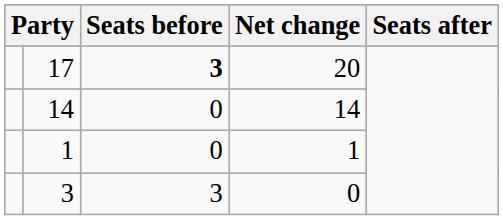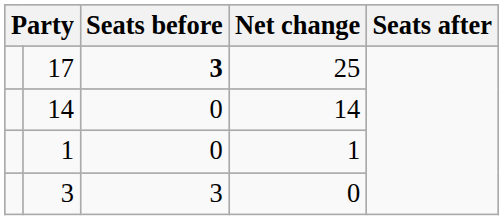(347, 67) 20 -> (347, 67) 25
